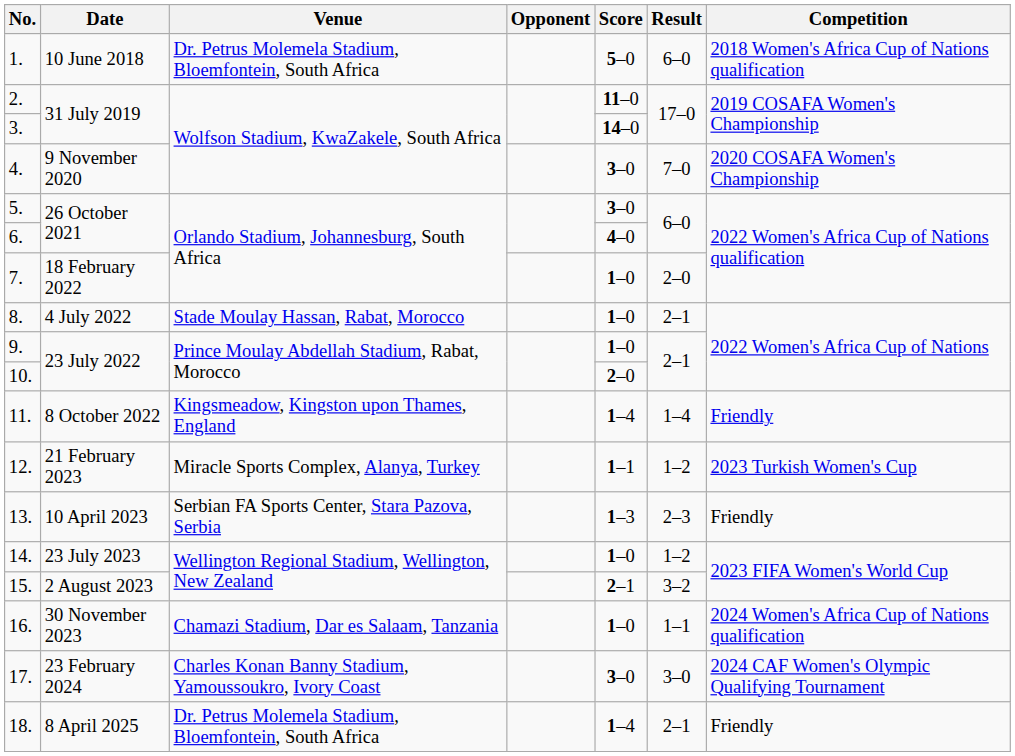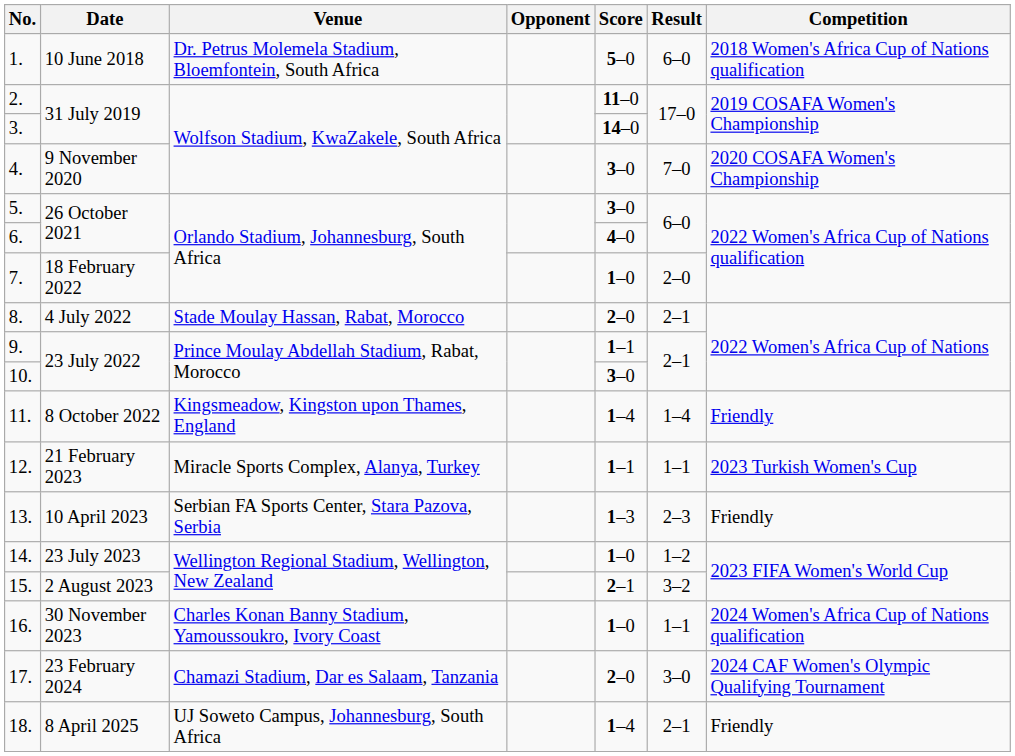(621, 317) 1–0 -> (621, 317) 2–0
(621, 346) 1–0 -> (621, 346) 1–1
(621, 376) 2–0 -> (621, 376) 3–0
(677, 466) 1–2 -> (677, 466) 1–1
(336, 625) Chamazi Stadium, Dar es Salaam, Tanzania -> (291, 625) Charles Konan Banny Stadium, Yamoussoukro, Ivory Coast
(291, 676) Charles Konan Banny Stadium, Yamoussoukro, Ivory Coast -> (336, 676) Chamazi Stadium, Dar es Salaam, Tanzania
(621, 676) 3–0 -> (621, 676) 2–0
(286, 726) Dr. Petrus Molemela Stadium, Bloemfontein, South Africa -> (329, 726) UJ Soweto Campus, Johannesburg, South Africa
